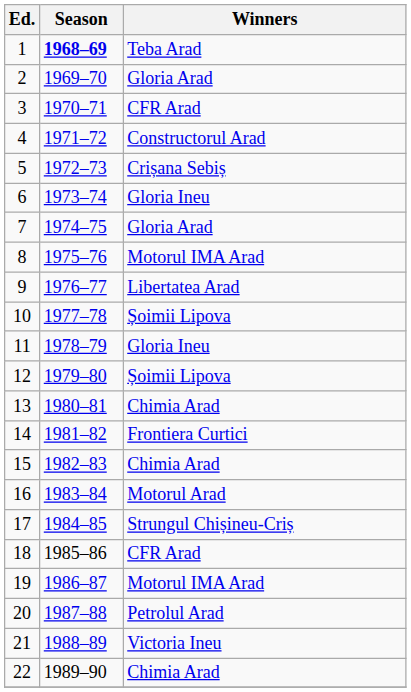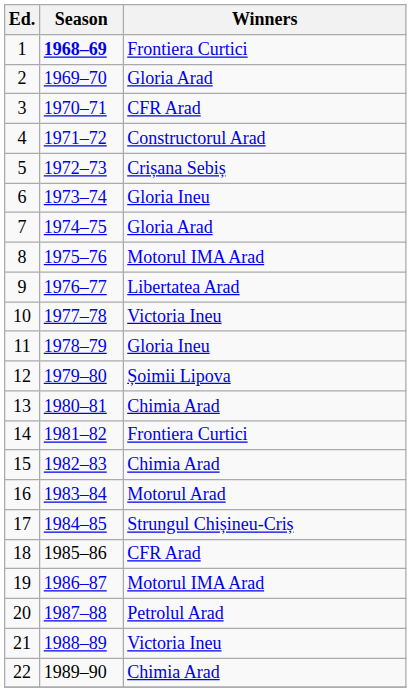(164, 49) Teba Arad -> (187, 49) Frontiera Curtici
(179, 316) Șoimii Lipova -> (174, 316) Victoria Ineu
